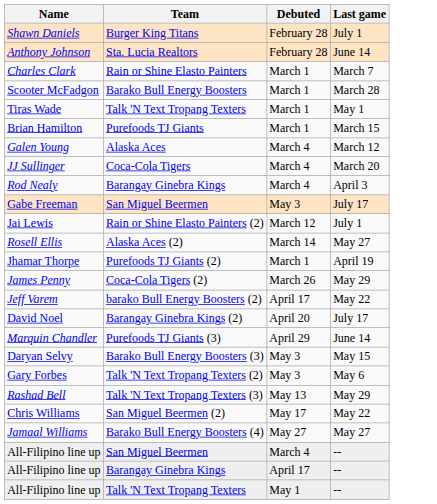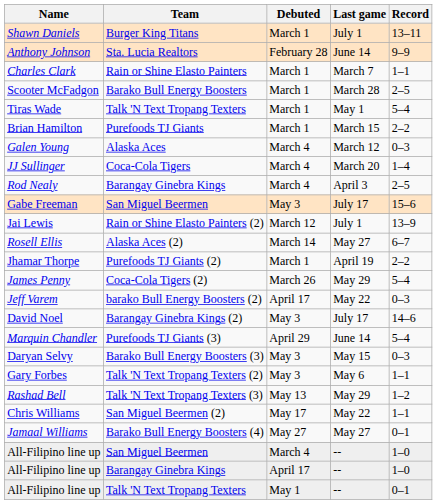+ column: (410, 14)
(298, 33) February 28 -> (289, 33) March 1
(289, 318) April 20 -> (285, 318) May 3
